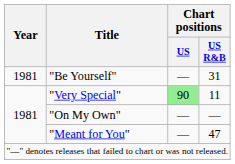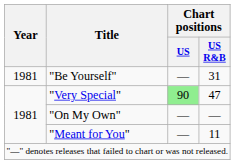(215, 95) 11 -> (215, 95) 47
(215, 134) 47 -> (215, 134) 11
